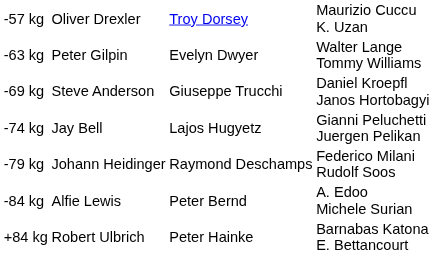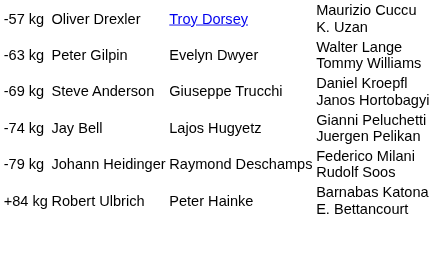- row: (24, 201)
